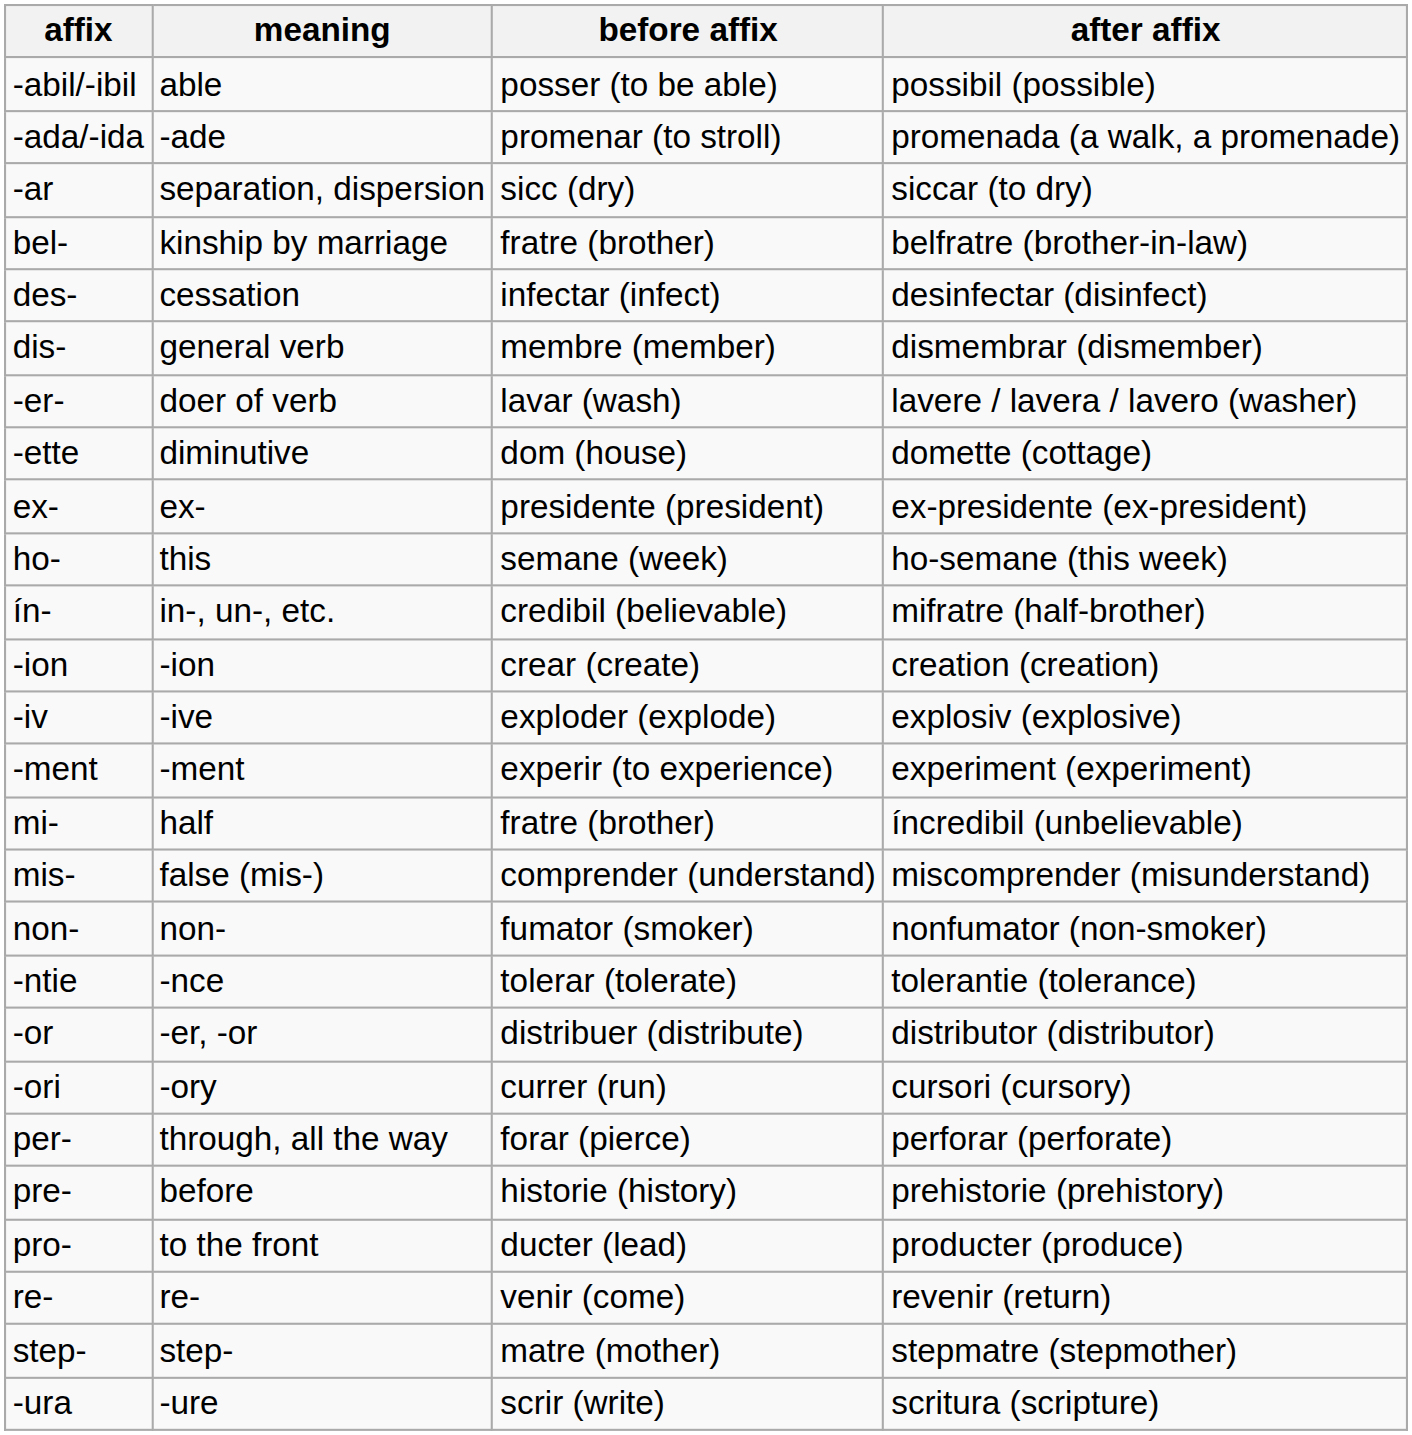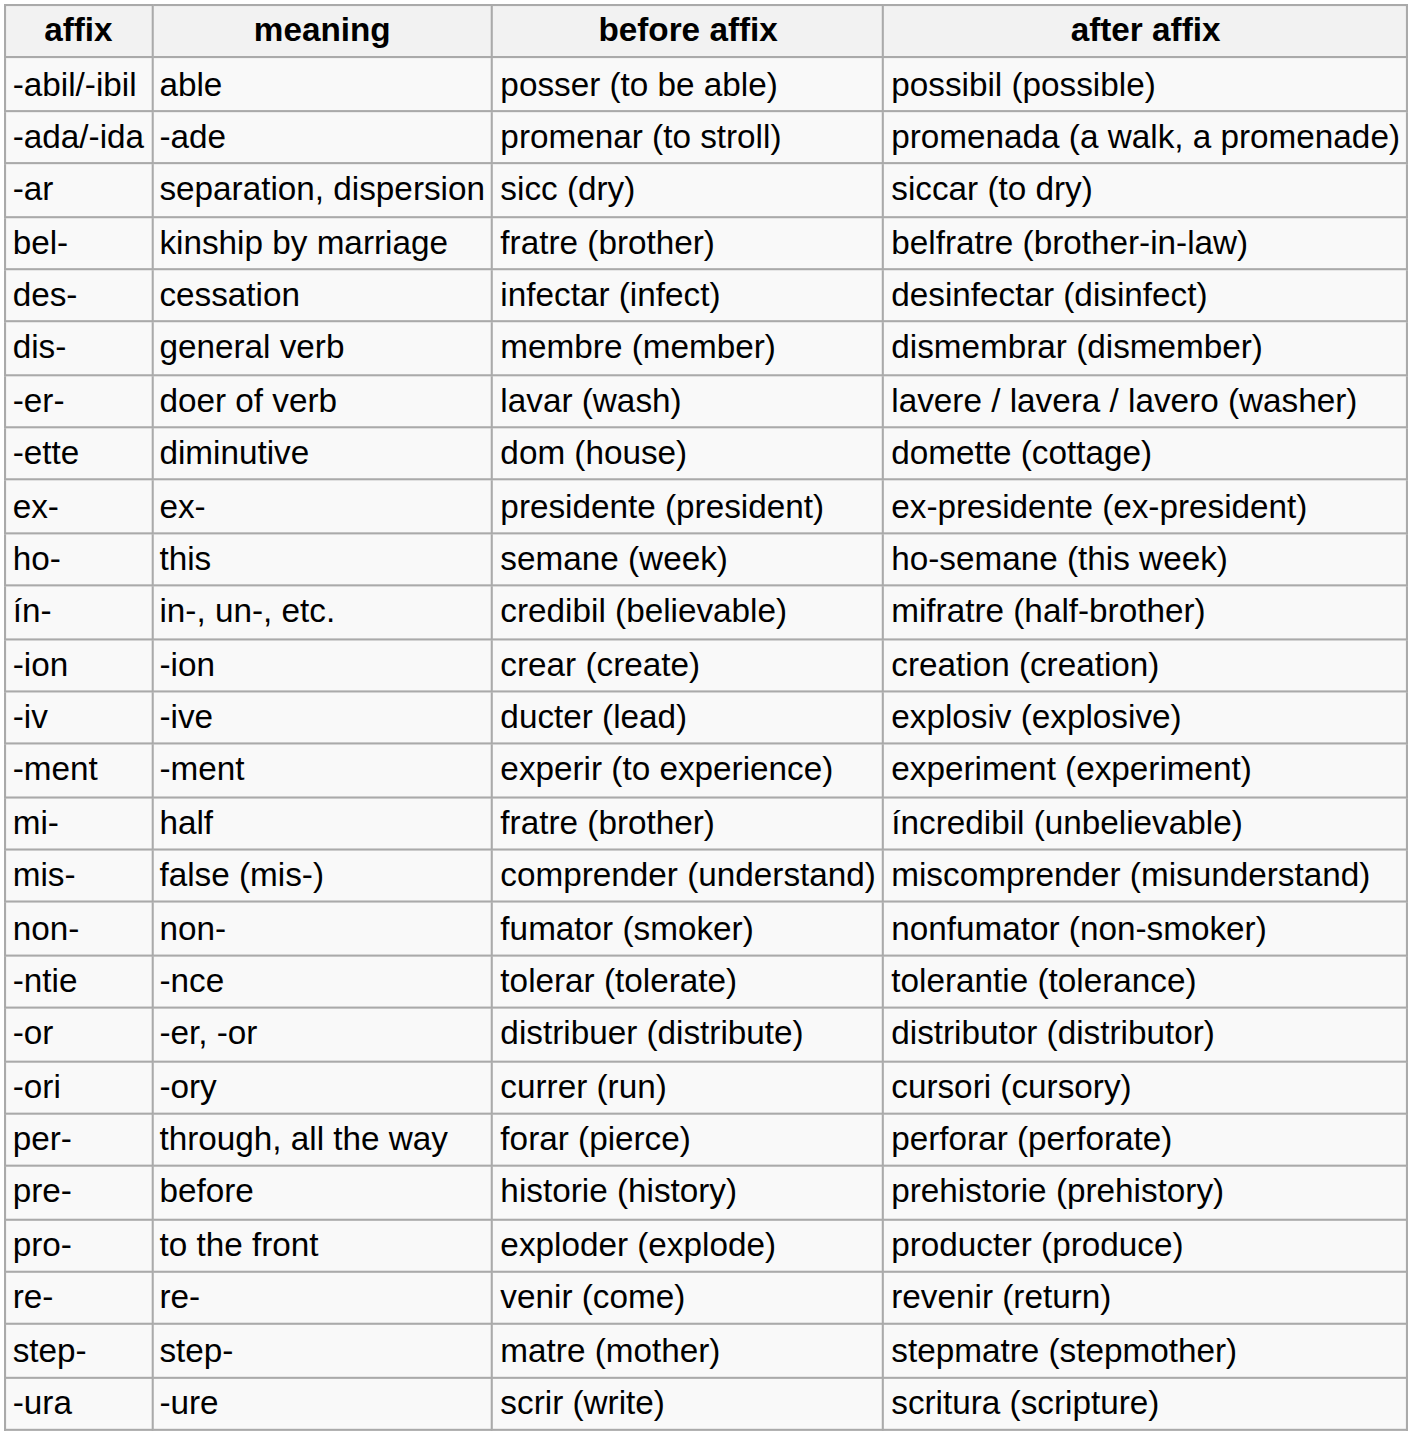(638, 717) exploder (explode) -> (594, 717) ducter (lead)
(594, 1244) ducter (lead) -> (638, 1244) exploder (explode)
